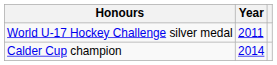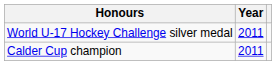(251, 51) 2014 -> (251, 51) 2011
